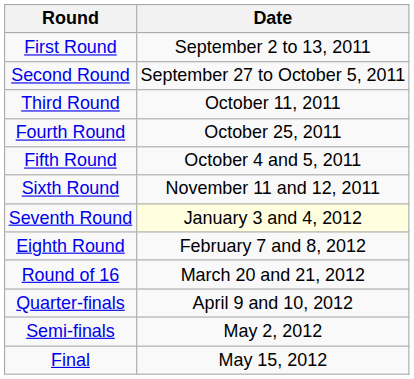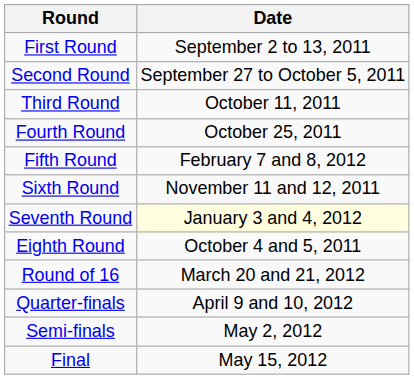(273, 160) October 4 and 5, 2011 -> (273, 160) February 7 and 8, 2012
(273, 246) February 7 and 8, 2012 -> (273, 246) October 4 and 5, 2011
